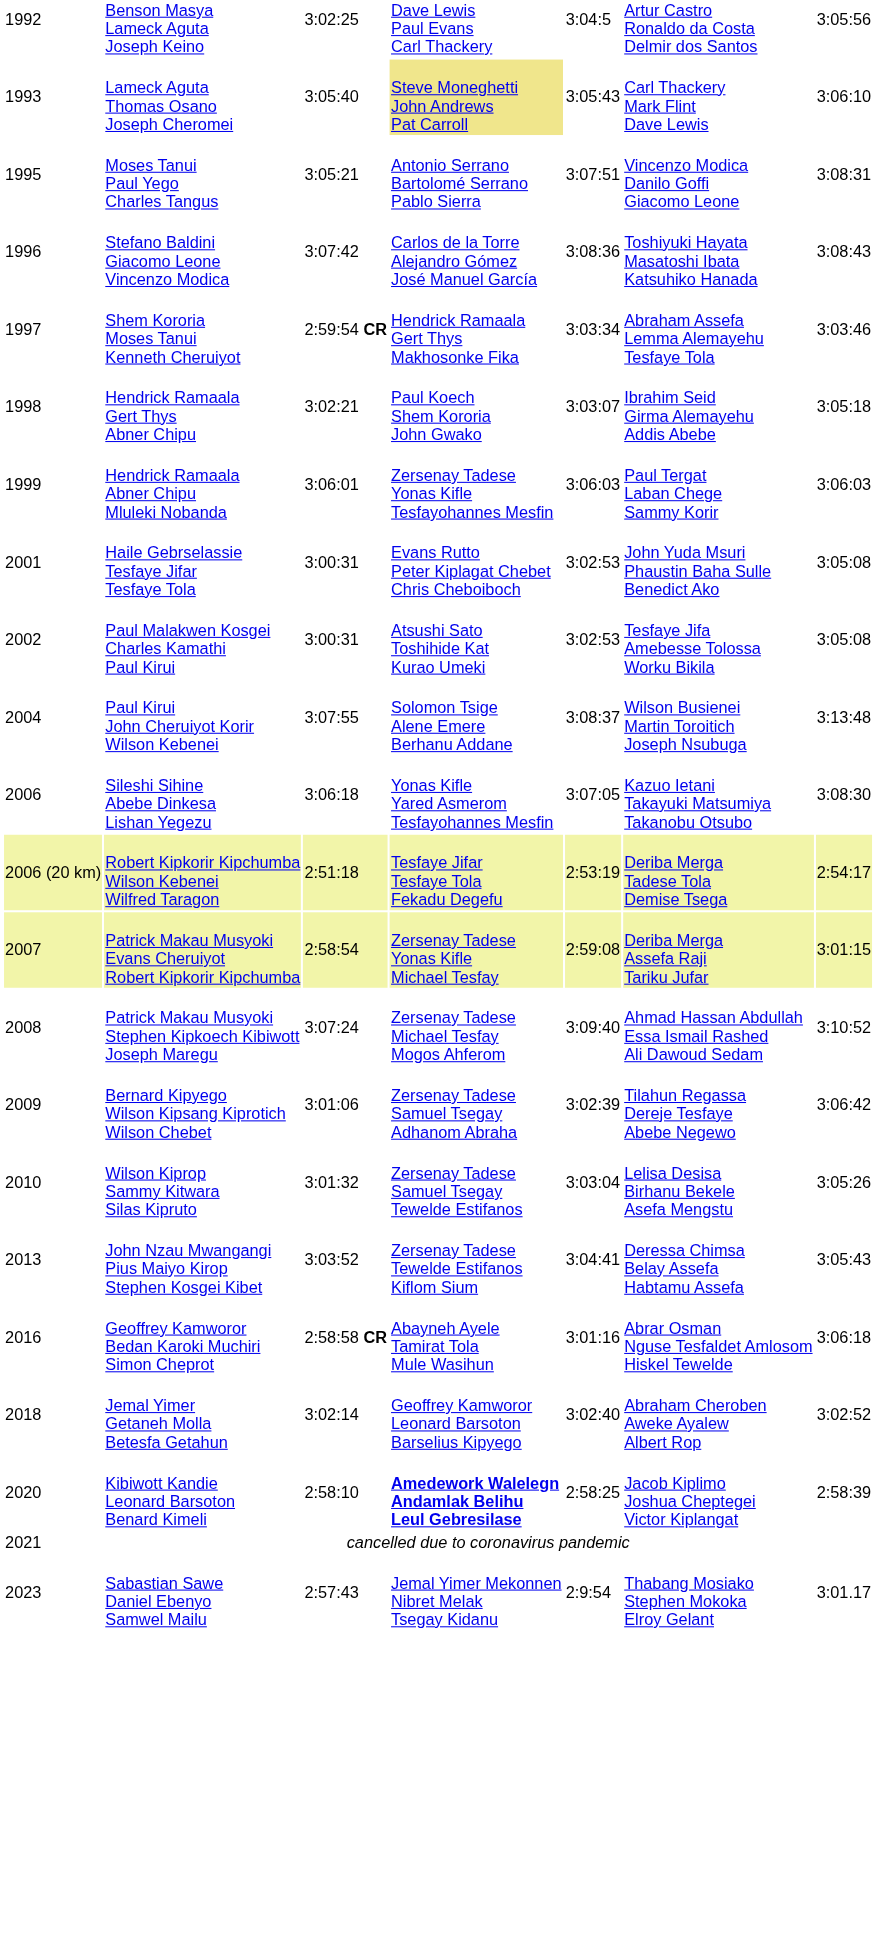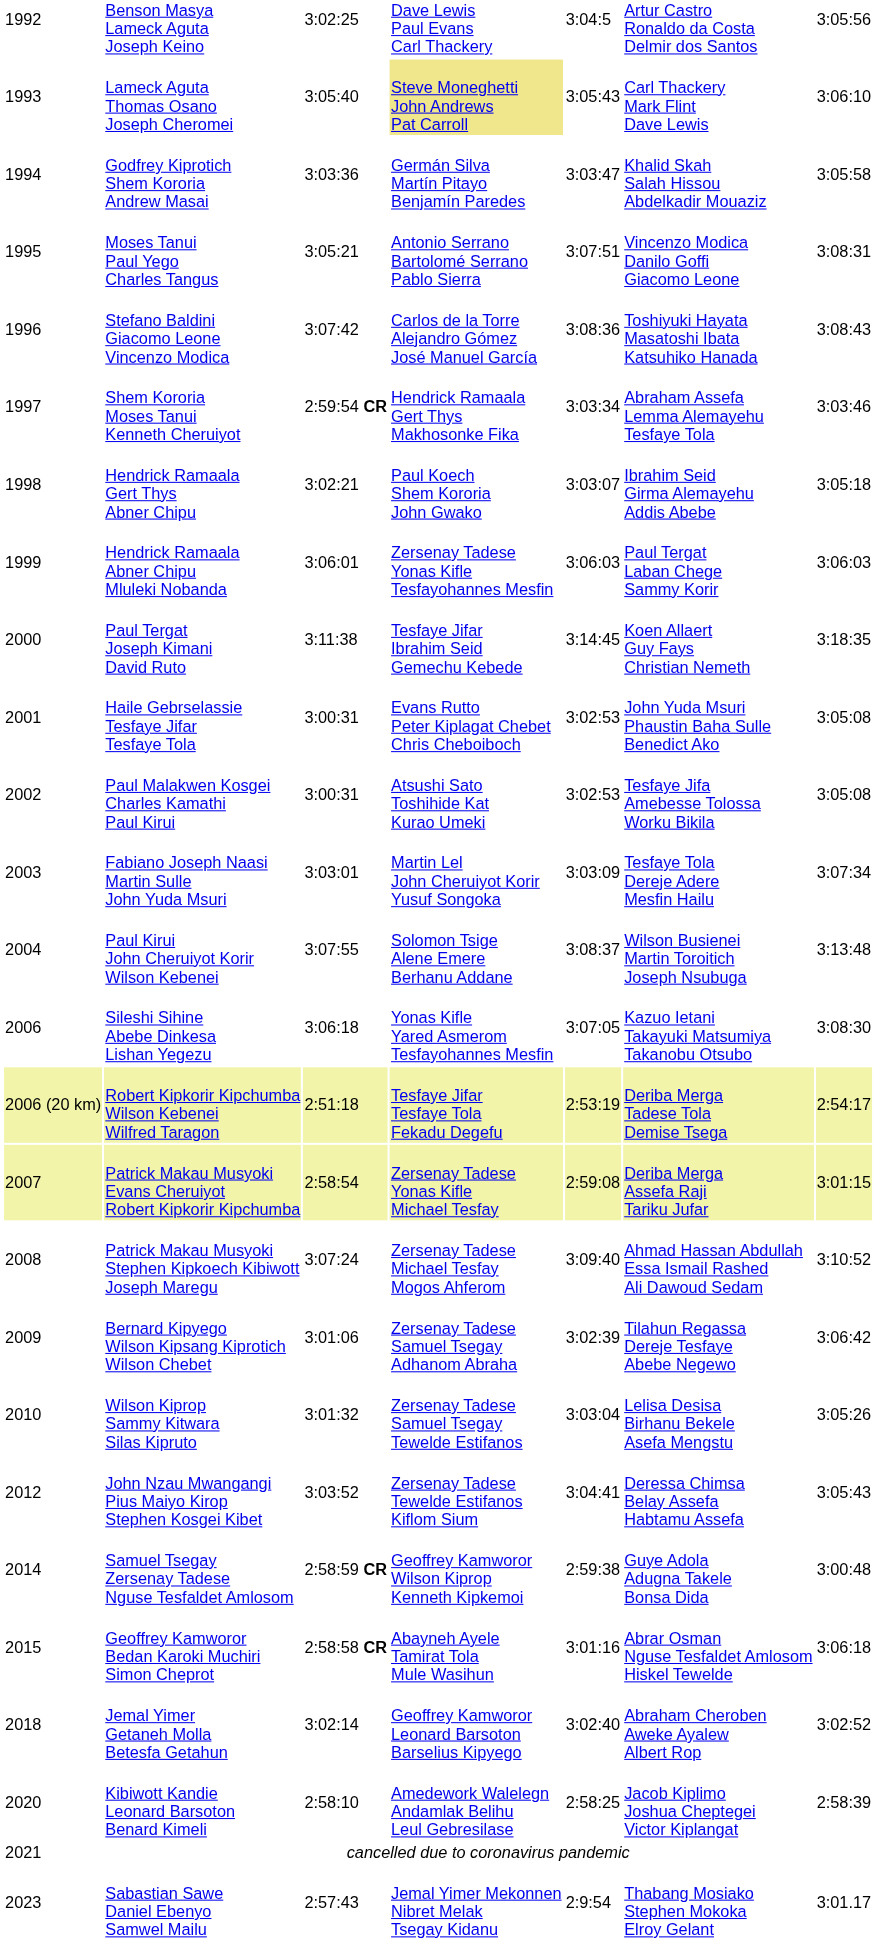+ row: (168, 183)
+ row: (159, 649)
+ row: (186, 881)
(23, 1260) 2013 -> (23, 1492) 2012
+ row: (199, 1579)
(23, 1337) 2016 -> (23, 1647) 2015
(475, 1501) bold -> (470, 1811) normal
